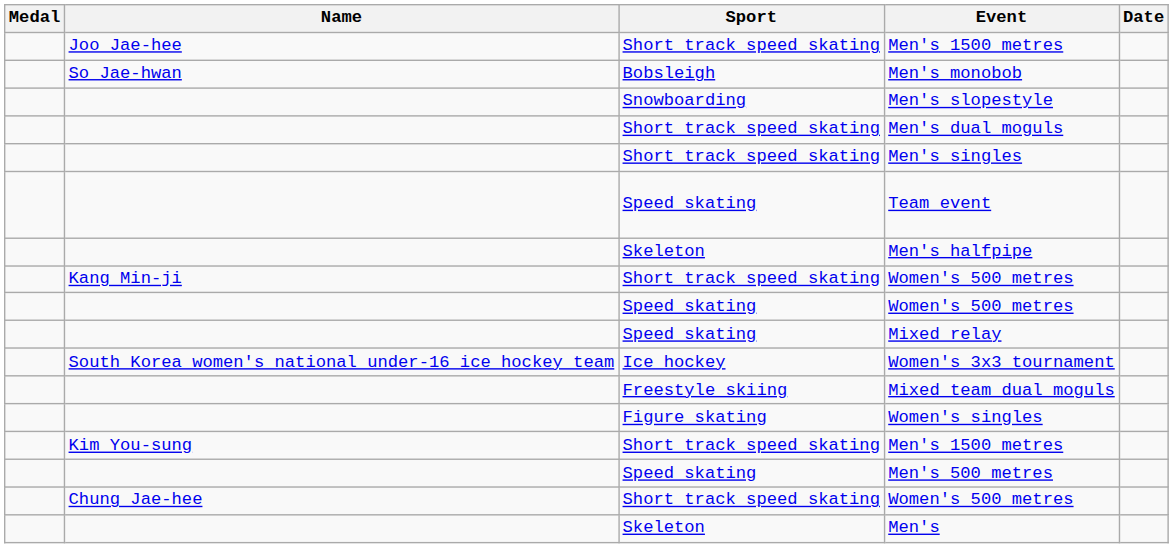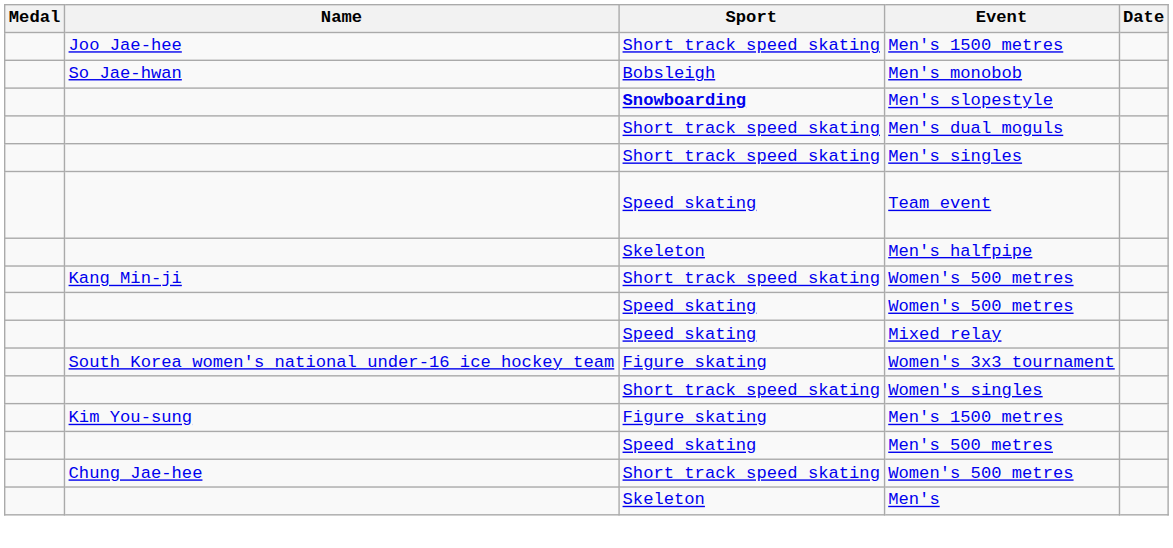(684, 102) normal -> (684, 102) bold
(674, 363) Ice hockey -> (695, 363) Figure skating
- row: (341, 390)
(695, 418) Figure skating -> (751, 390) Short track speed skating
(751, 446) Short track speed skating -> (695, 418) Figure skating
